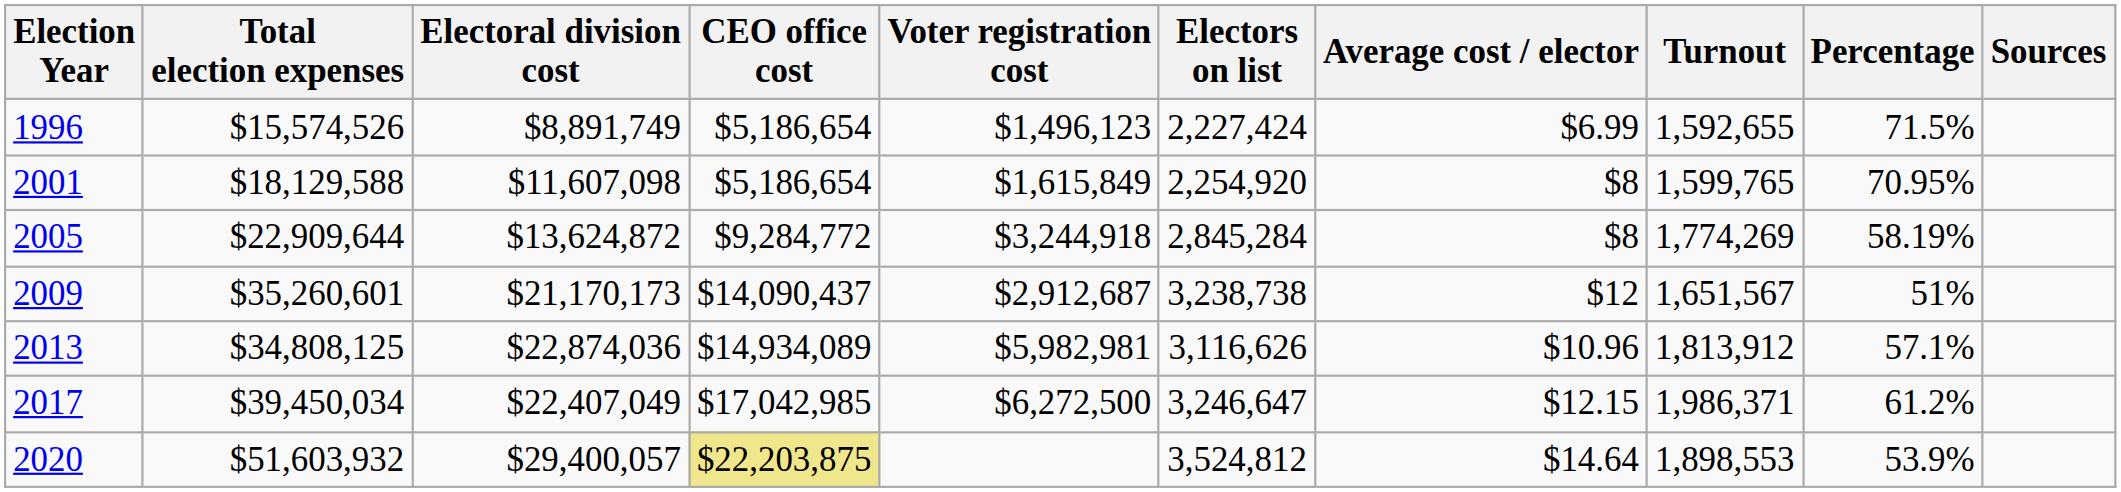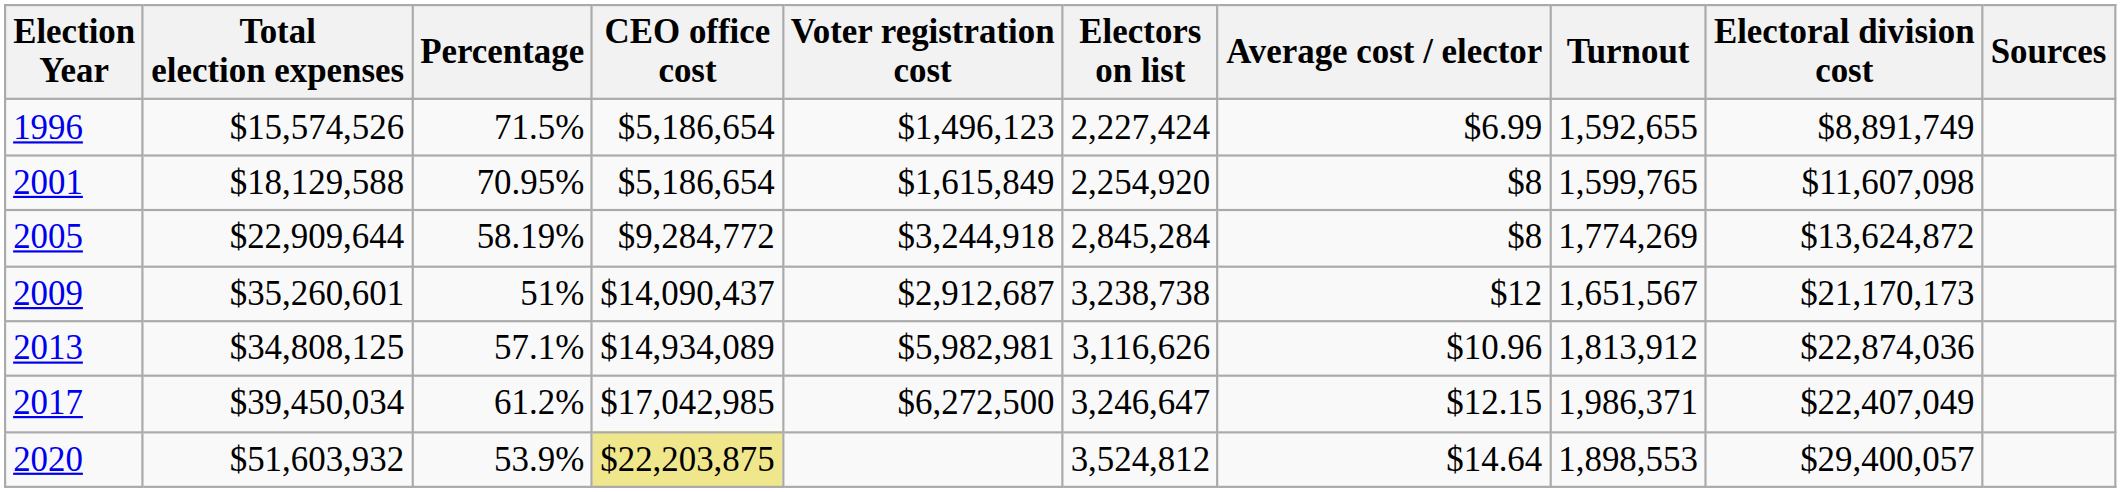columns swapped: (551, 51) <-> (1893, 51)
